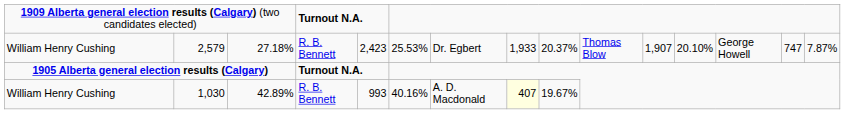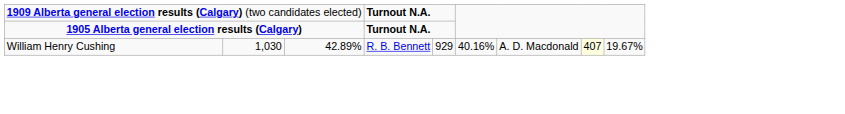- row: (211, 48)
(378, 94) 993 -> (444, 47) 929
